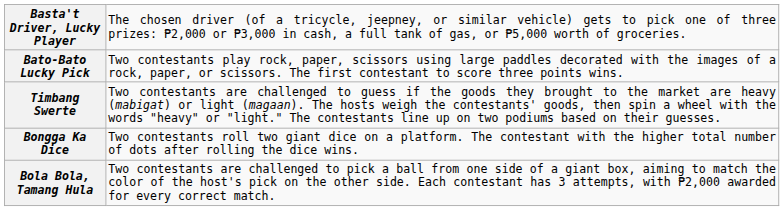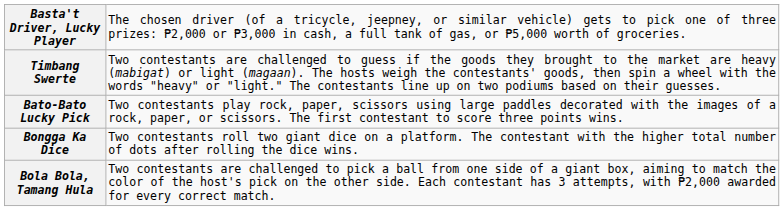rows swapped: (55, 66) <-> (55, 105)
